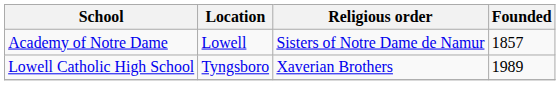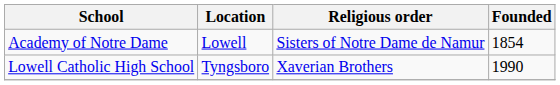(508, 42) 1857 -> (508, 42) 1854
(508, 67) 1989 -> (508, 67) 1990
